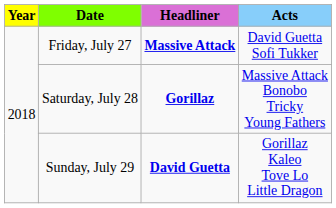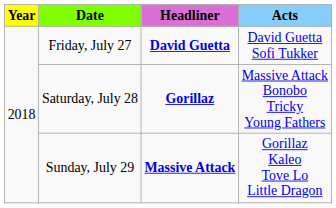(190, 45) Massive Attack -> (190, 45) David Guetta
(190, 167) David Guetta -> (190, 167) Massive Attack
